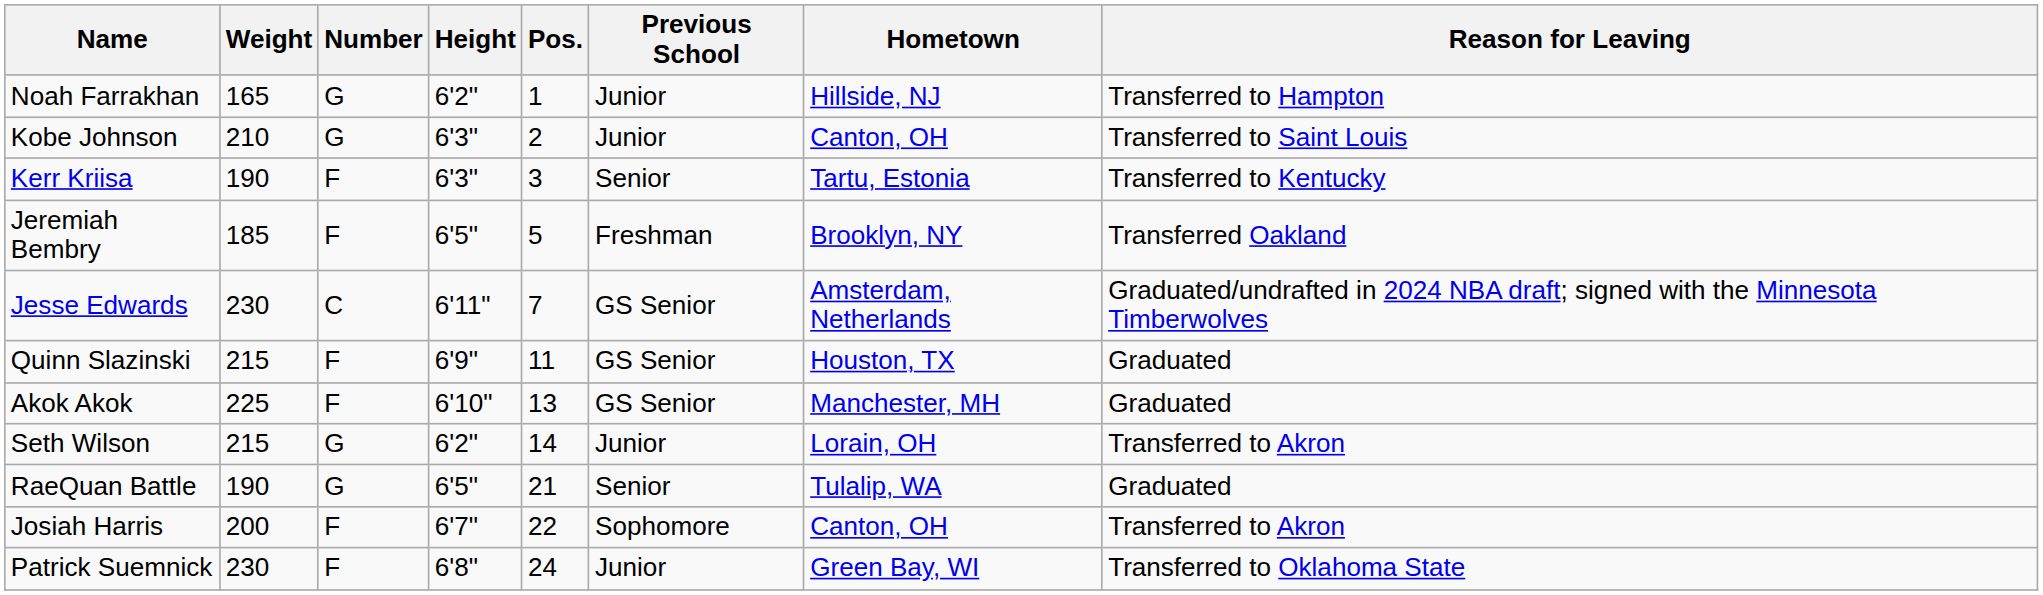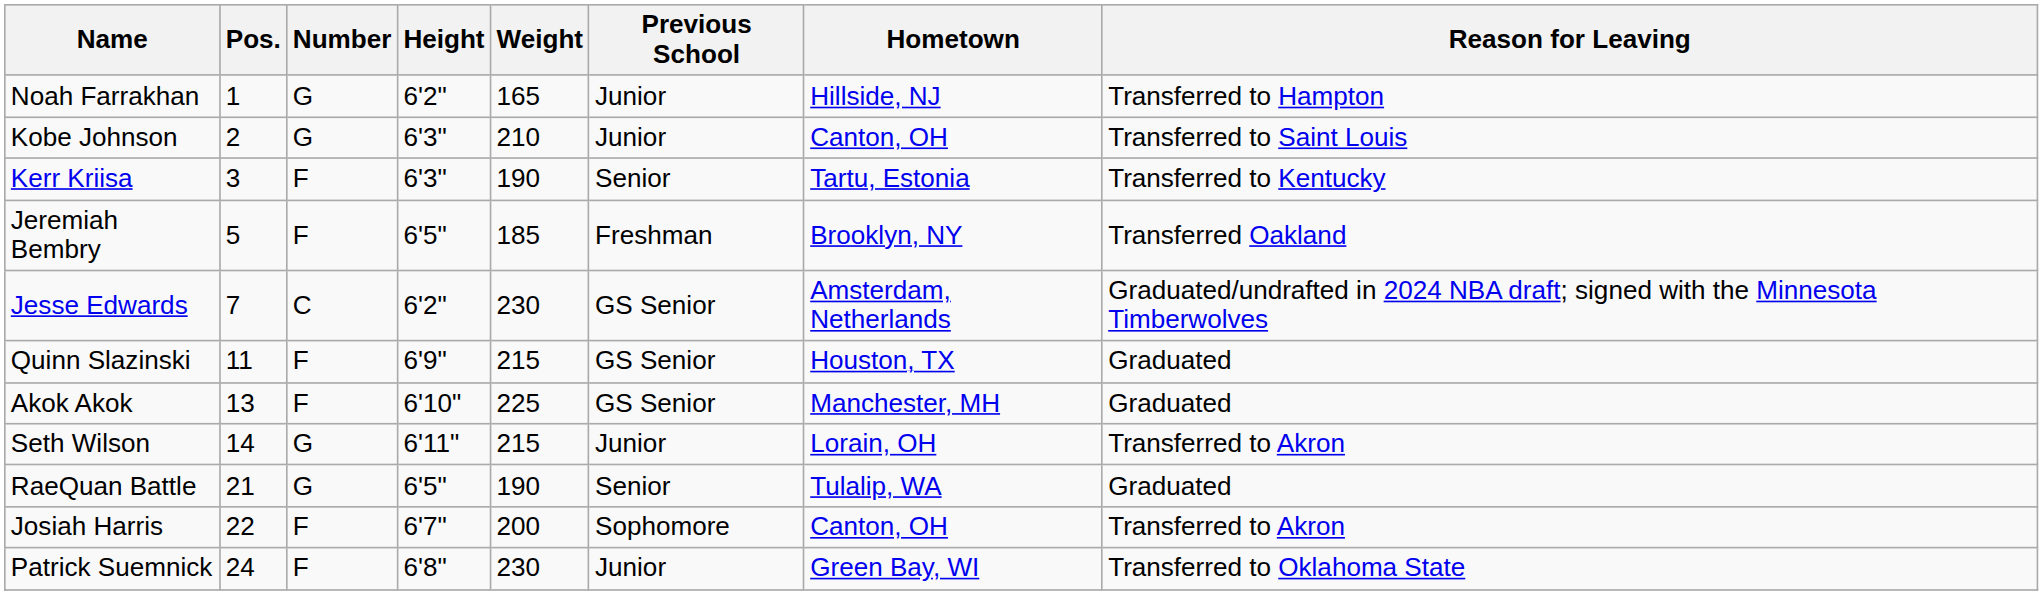columns swapped: (555, 39) <-> (269, 39)
(463, 305) 6'11" -> (425, 305) 6'2"
(456, 444) 6'2" -> (431, 444) 6'11"
